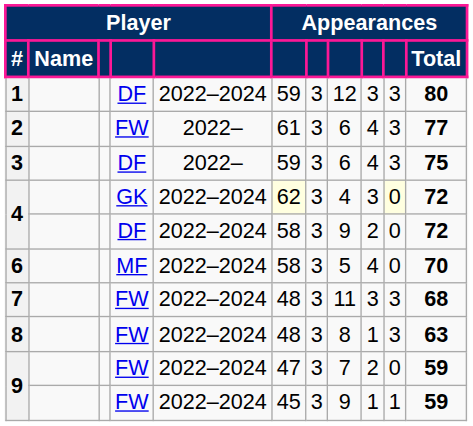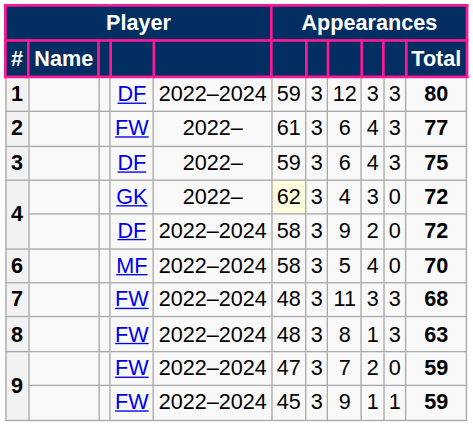(213, 196) 2022–2024 -> (213, 196) 2022–
(395, 196) lightyellow background -> (395, 196) no background
